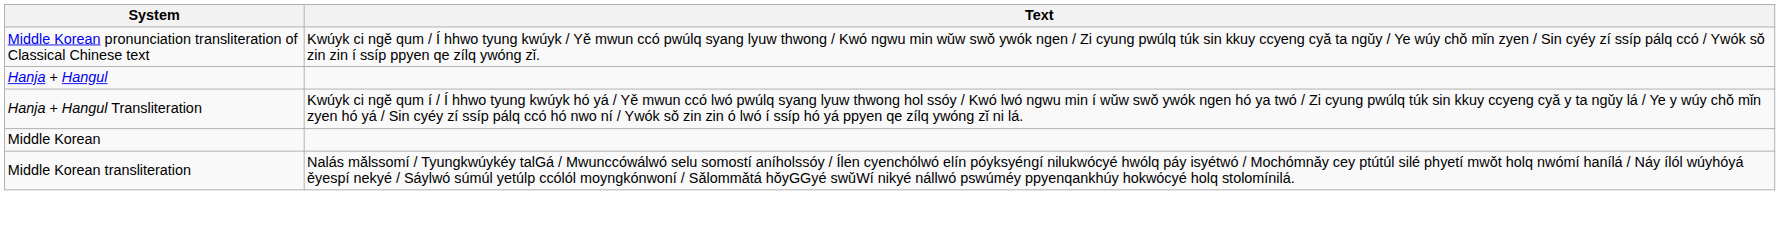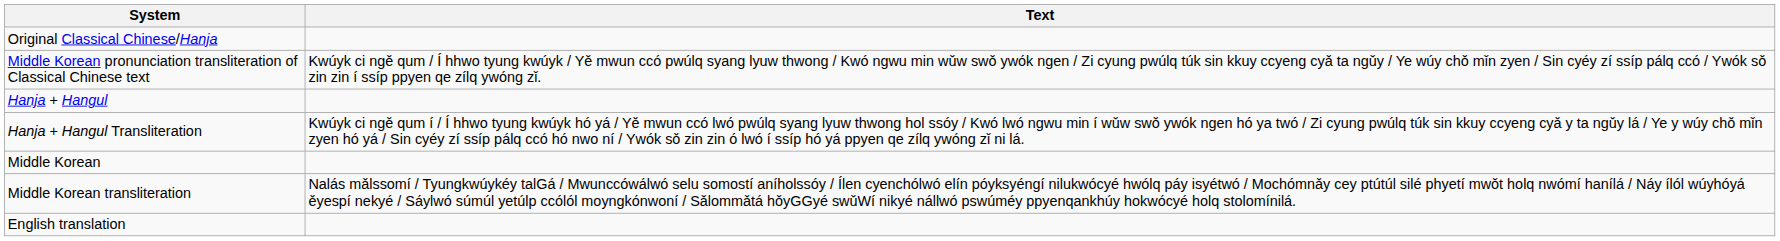+ row: (113, 38)
+ row: (67, 224)
